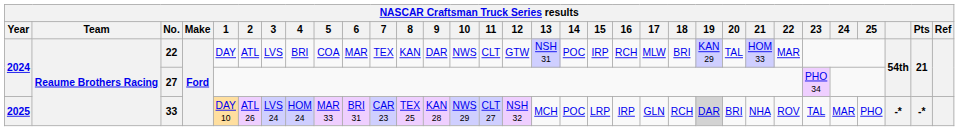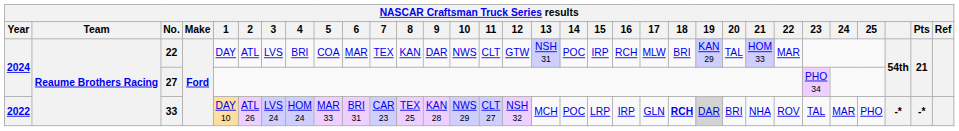(18, 111) 2025 -> (18, 111) 2022
(682, 111) normal -> (682, 111) bold
